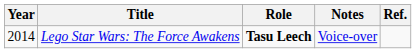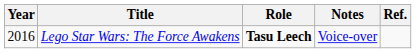(21, 36) 2014 -> (21, 36) 2016
